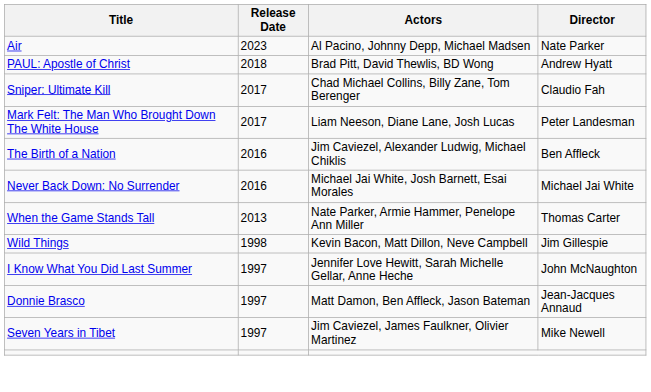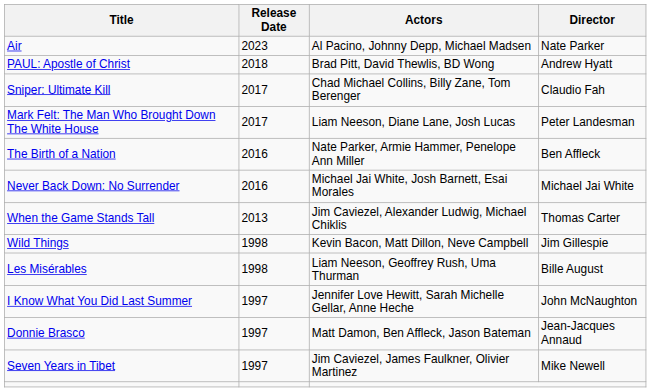(418, 154) Jim Caviezel, Alexander Ludwig, Michael Chiklis -> (414, 154) Nate Parker, Armie Hammer, Penelope Ann Miller
(413, 218) Nate Parker, Armie Hammer, Penelope Ann Miller -> (419, 218) Jim Caviezel, Alexander Ludwig, Michael Chiklis
+ row: (47, 269)
